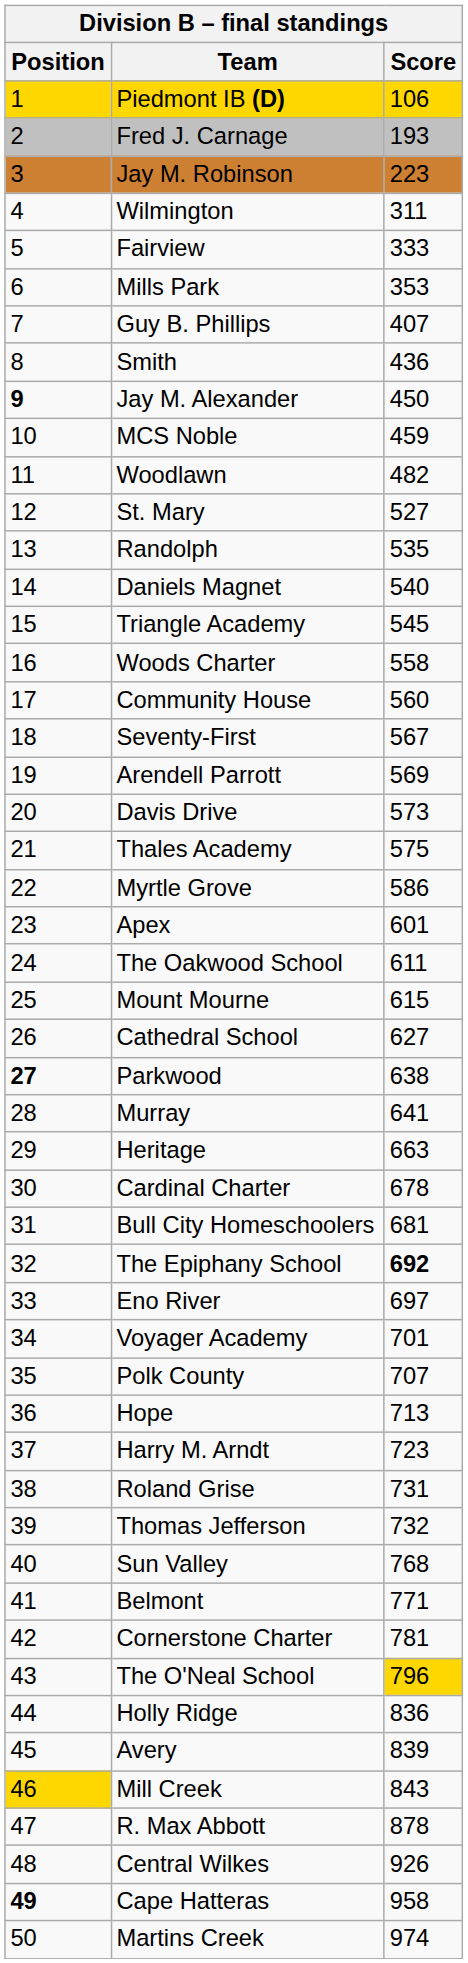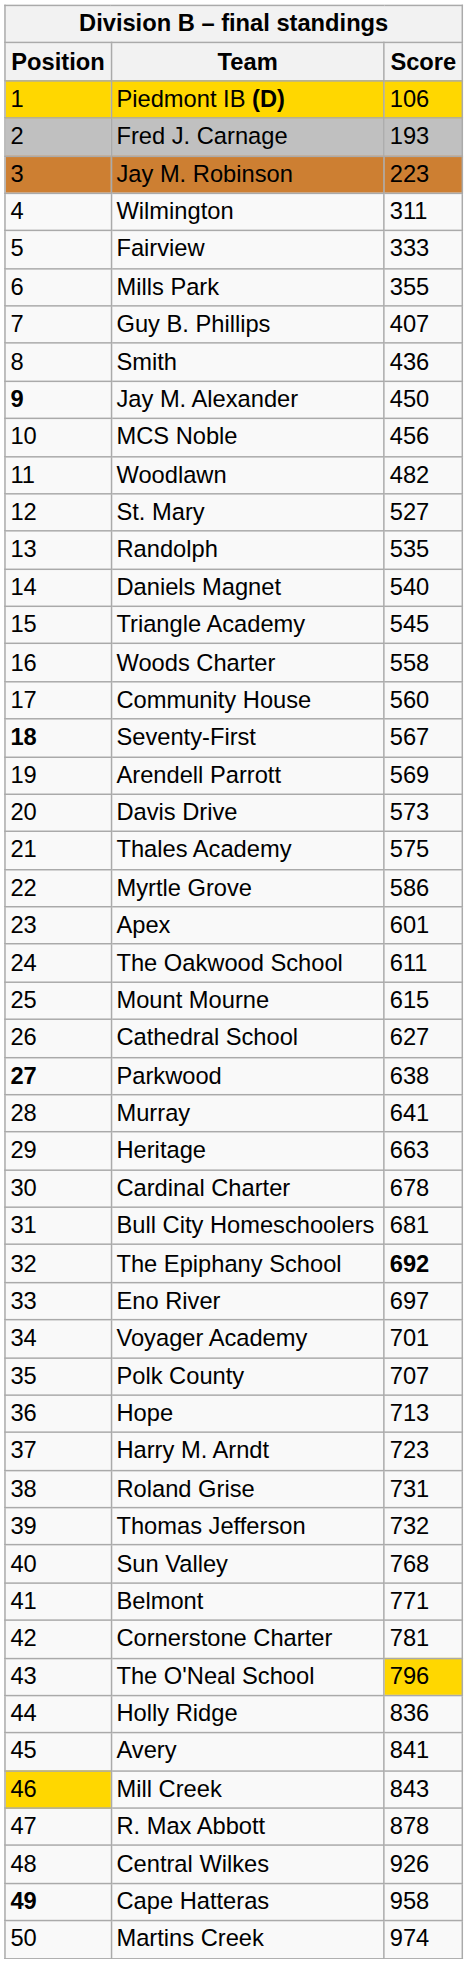(409, 286) 353 -> (409, 286) 355
(409, 437) 459 -> (409, 437) 456
(24, 737) normal -> (24, 737) bold
(409, 1751) 839 -> (409, 1751) 841
